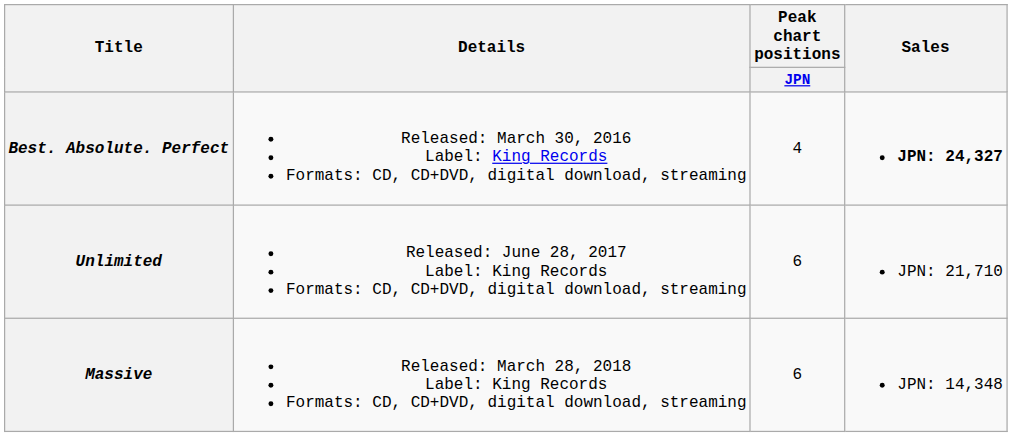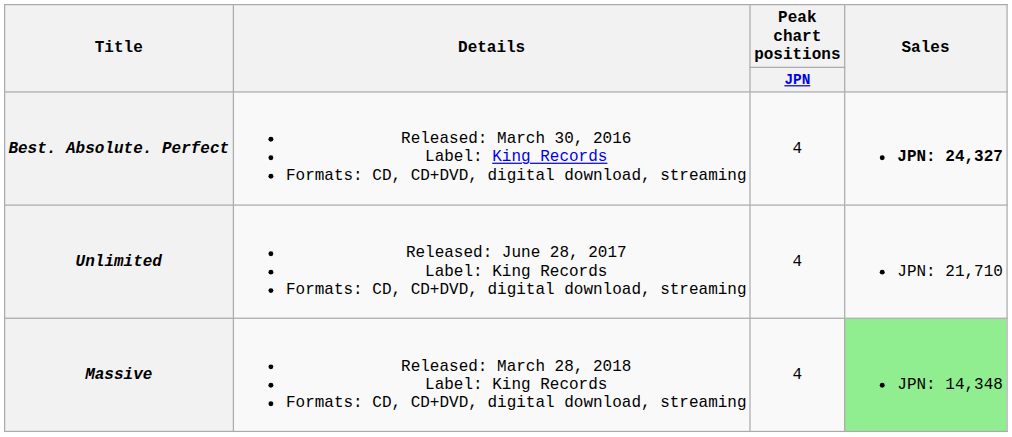(797, 262) 6 -> (797, 262) 4
(797, 375) 6 -> (797, 375) 4
(925, 384) no background -> (925, 384) lightgreen background
